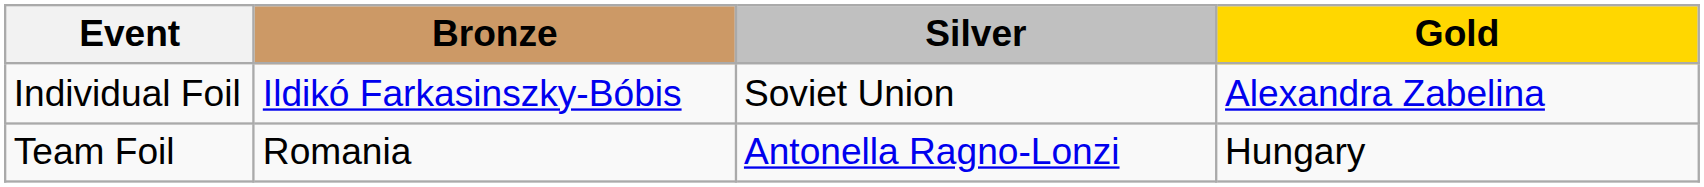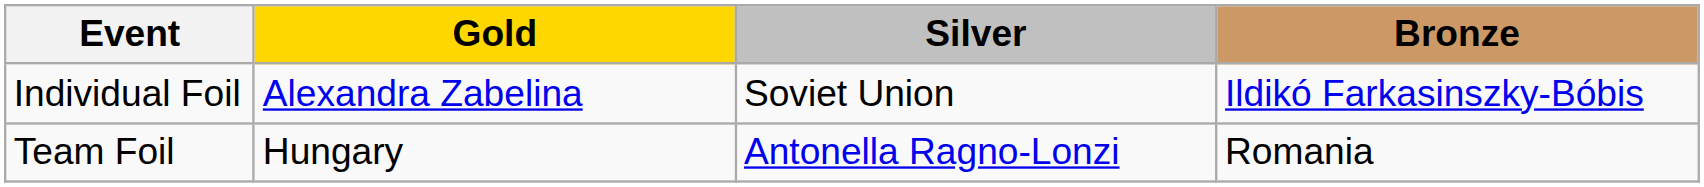columns swapped: (1457, 33) <-> (495, 33)
